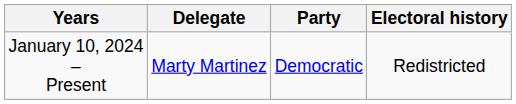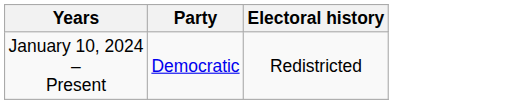- column: (209, 18)
